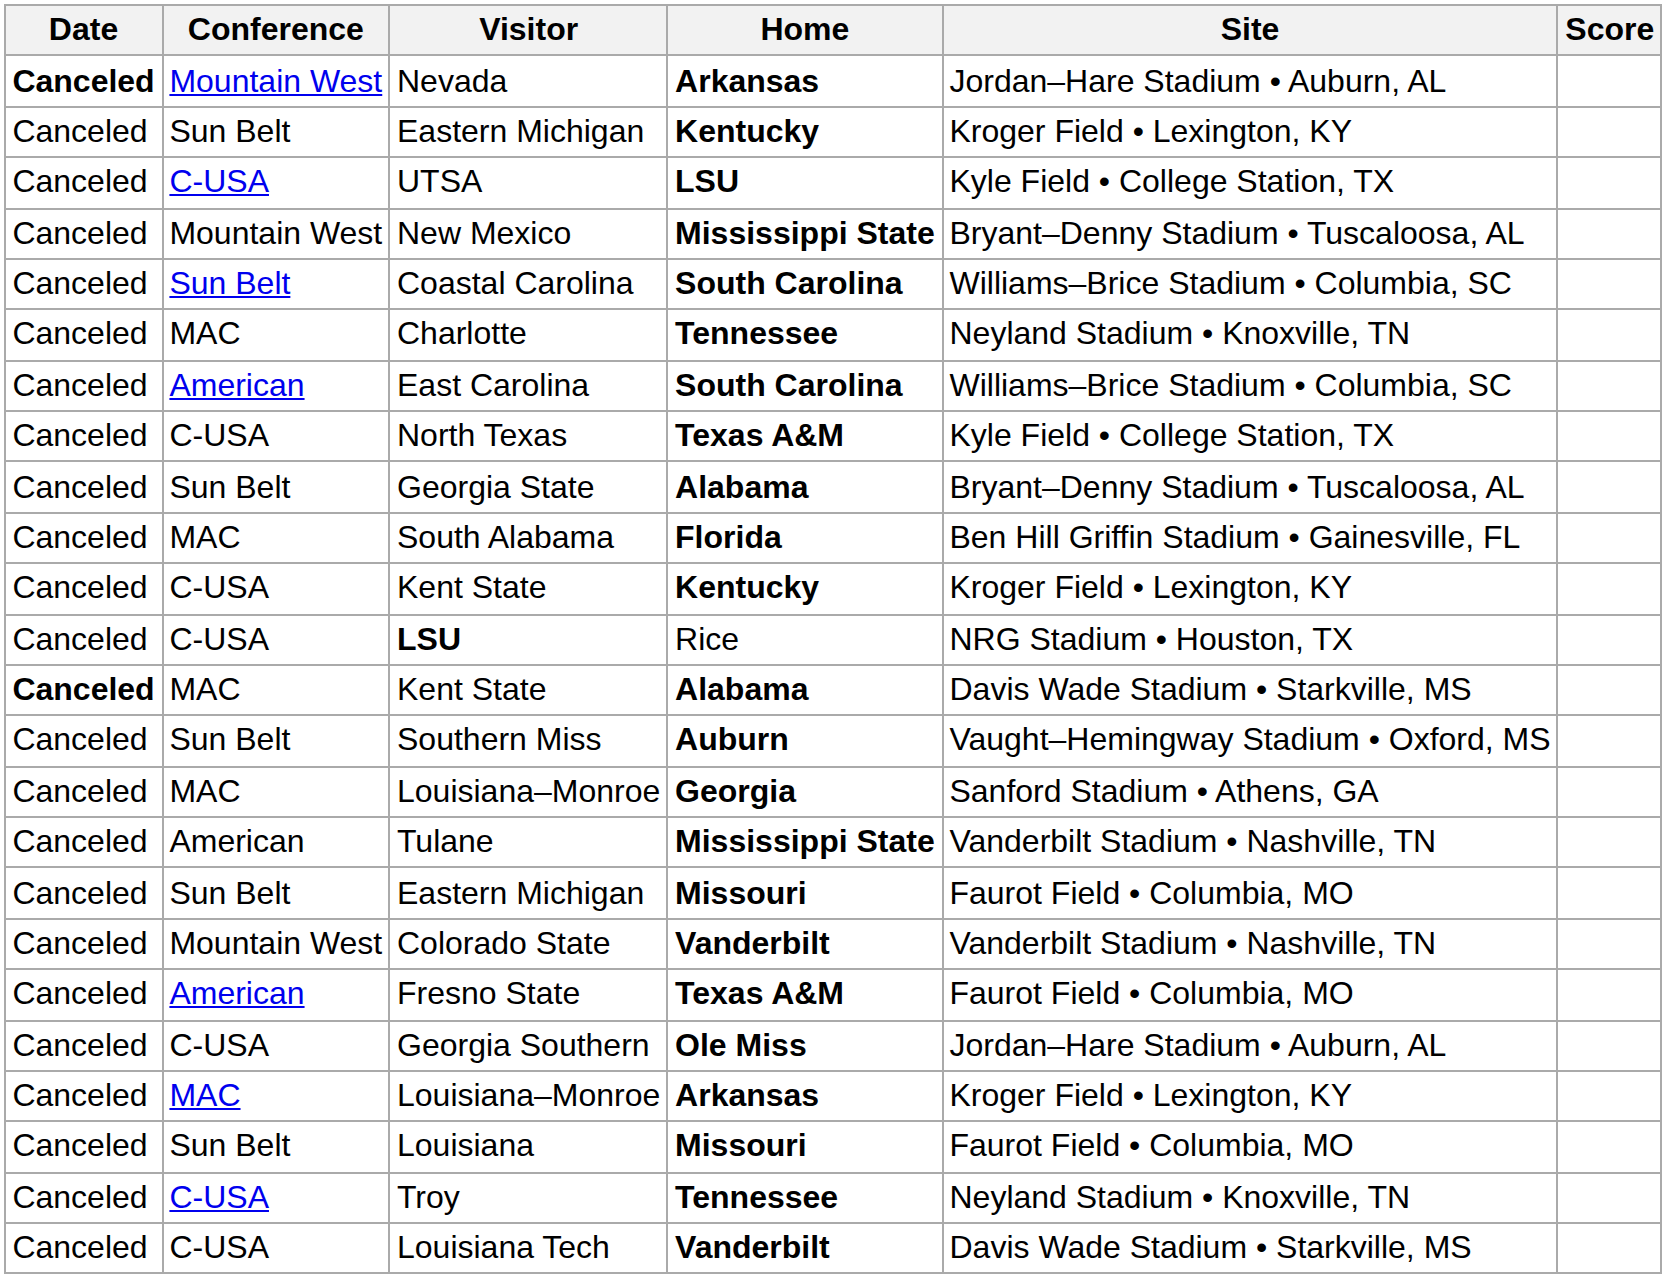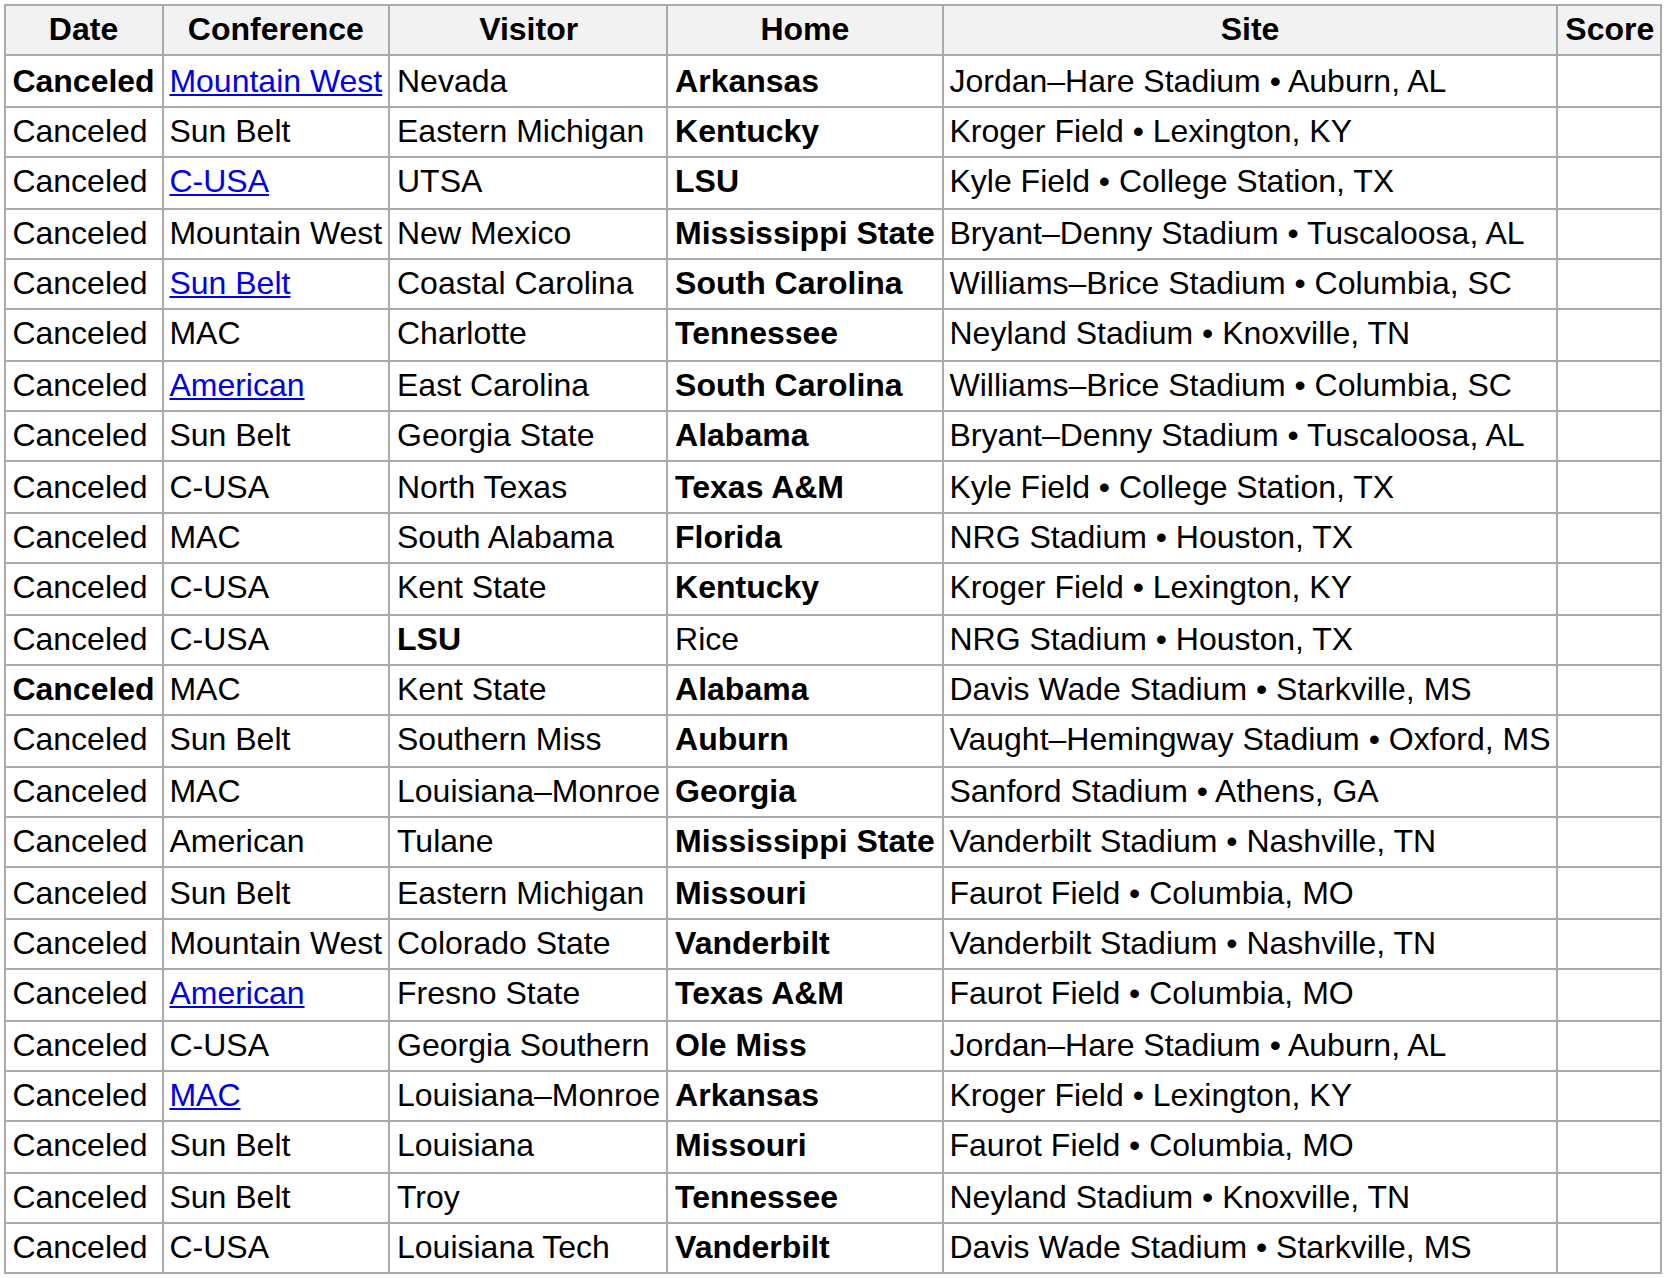rows swapped: (482, 435) <-> (496, 486)
(1235, 537) Ben Hill Griffin Stadium • Gainesville, FL -> (1151, 537) NRG Stadium • Houston, TX
(219, 1197) C-USA -> (230, 1197) Sun Belt
